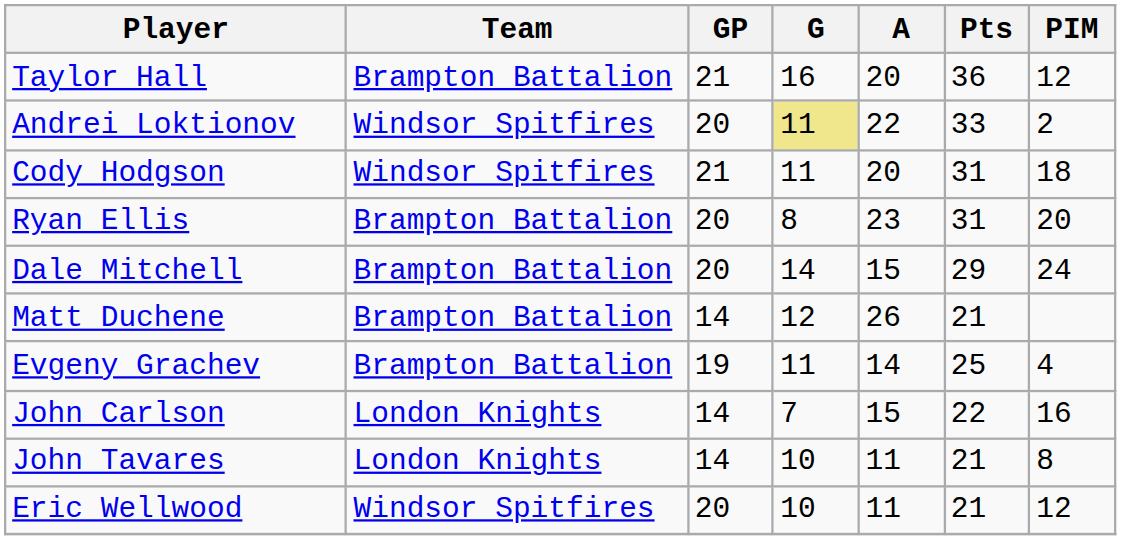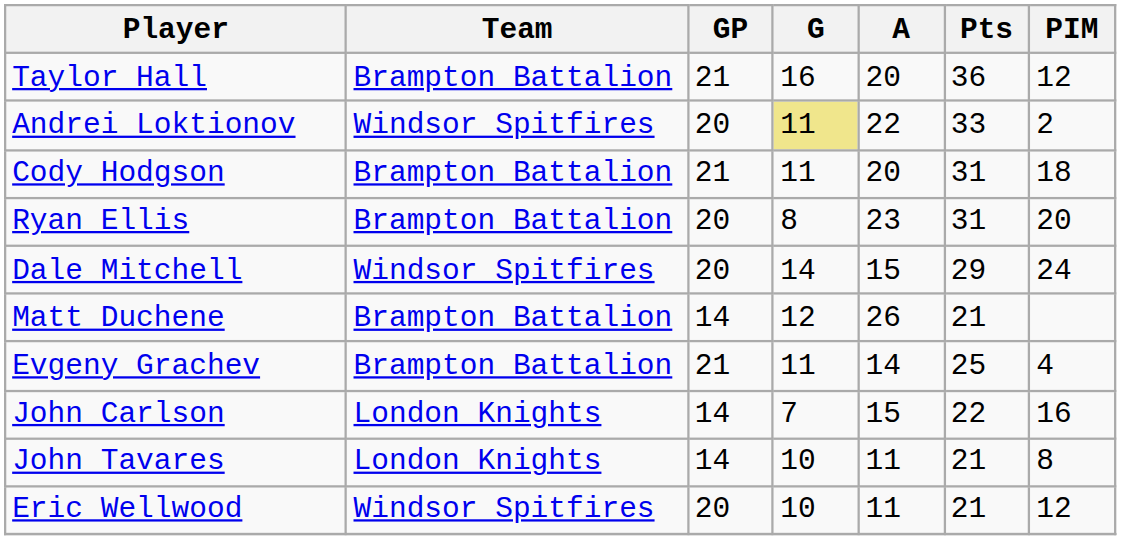(504, 173) Windsor Spitfires -> (513, 173) Brampton Battalion
(513, 270) Brampton Battalion -> (504, 270) Windsor Spitfires
(713, 366) 19 -> (713, 366) 21
